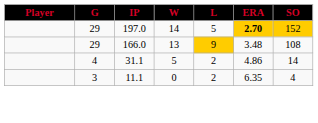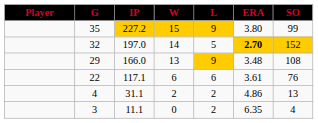+ row: (134, 28)
(95, 28) 29 -> (95, 45) 32
+ row: (134, 77)
(174, 61) 5 -> (174, 93) 2
(293, 61) 14 -> (293, 93) 13
